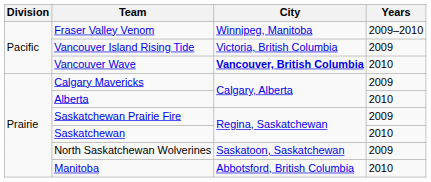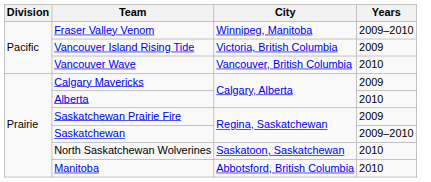(290, 64) bold -> (284, 64) normal
(381, 133) 2010 -> (386, 133) 2009–2010
(381, 151) 2009 -> (371, 151) 2010
